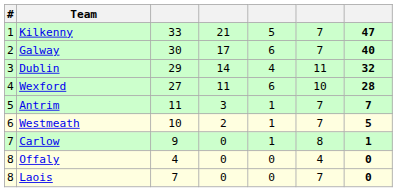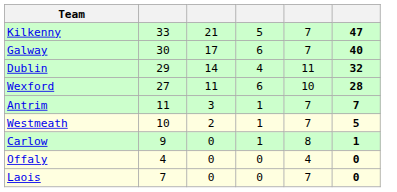- column: (10, 14)
